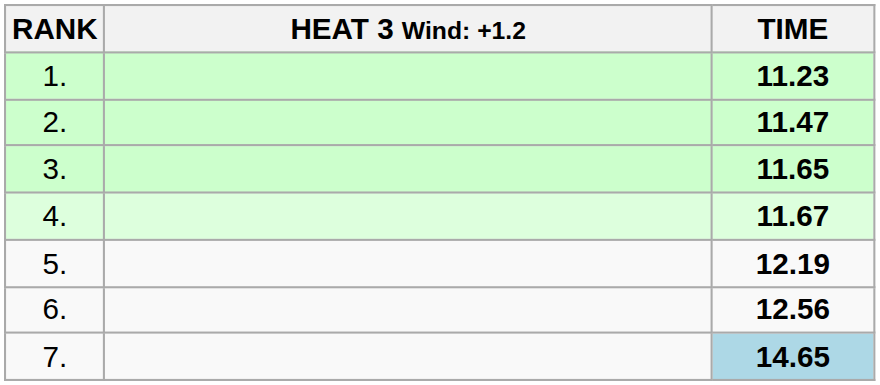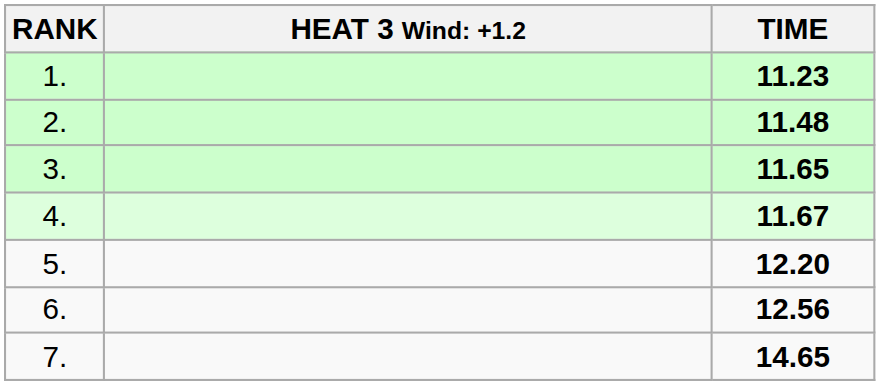(793, 123) 11.47 -> (793, 123) 11.48
(793, 263) 12.19 -> (793, 263) 12.20
(793, 357) lightblue background -> (793, 357) no background
